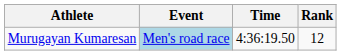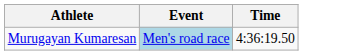- column: (317, 16)
